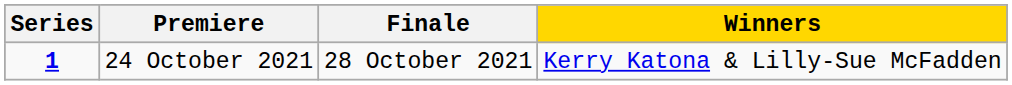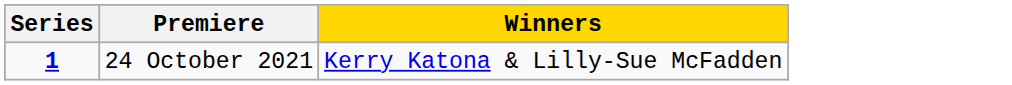- column: (428, 24)
